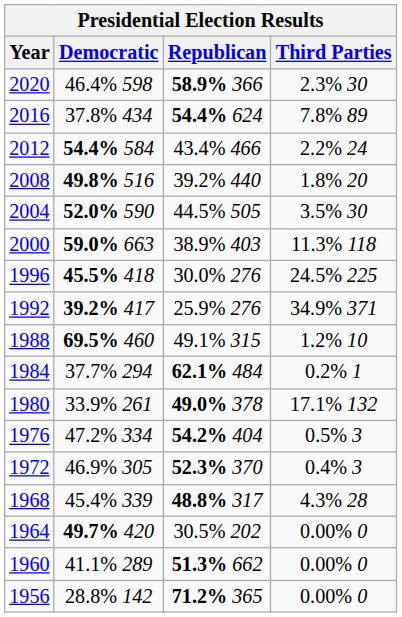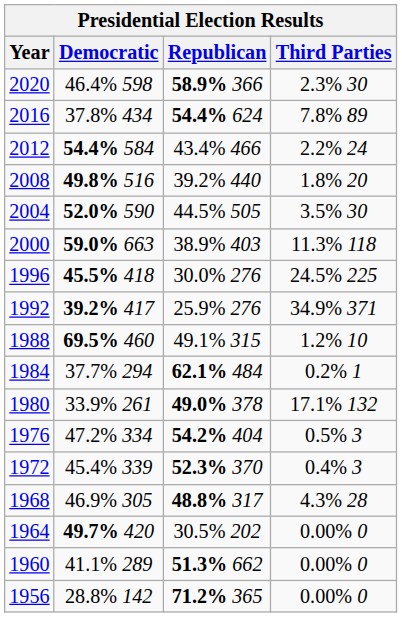(109, 468) 46.9% 305 -> (109, 468) 45.4% 339
(109, 500) 45.4% 339 -> (109, 500) 46.9% 305
